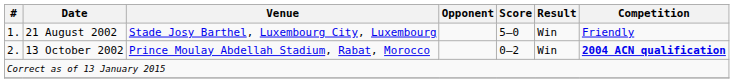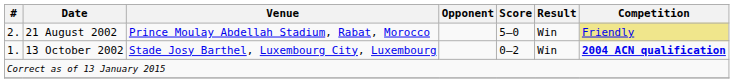(14, 32) 1. -> (14, 32) 2.
(283, 32) Stade Josy Barthel, Luxembourg City, Luxembourg -> (279, 32) Prince Moulay Abdellah Stadium, Rabat, Morocco
(608, 32) no background -> (608, 32) khaki background
(14, 50) 2. -> (14, 50) 1.
(279, 50) Prince Moulay Abdellah Stadium, Rabat, Morocco -> (283, 50) Stade Josy Barthel, Luxembourg City, Luxembourg
